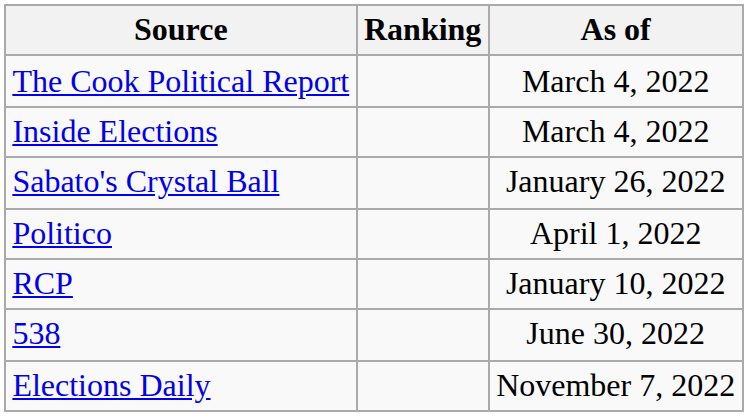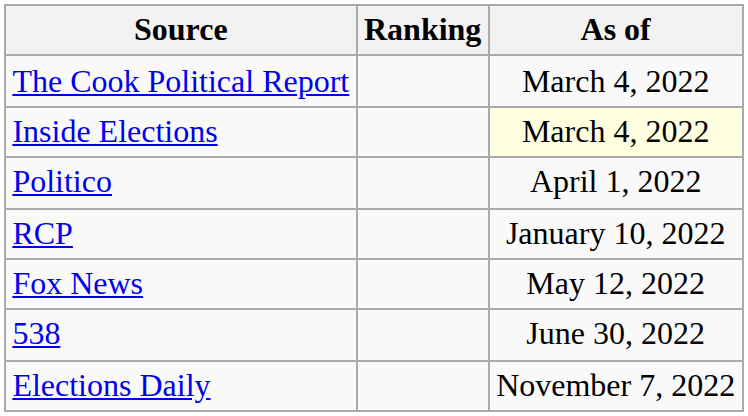(616, 131) no background -> (616, 131) lightyellow background
- row: (146, 182)
+ row: (78, 283)
